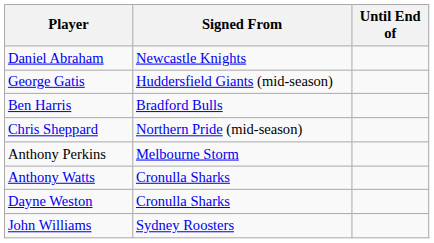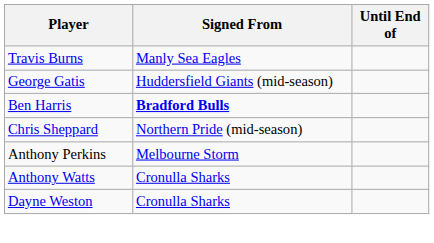- row: (56, 58)
+ row: (45, 58)
(179, 106) normal -> (183, 106) bold
- row: (50, 225)
